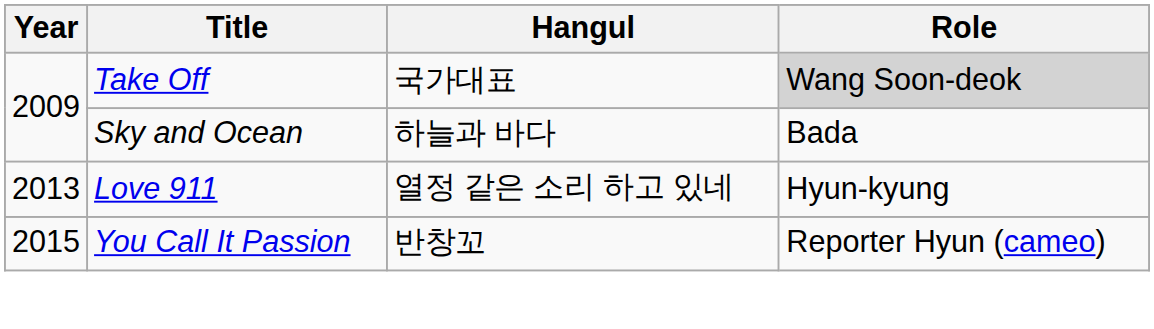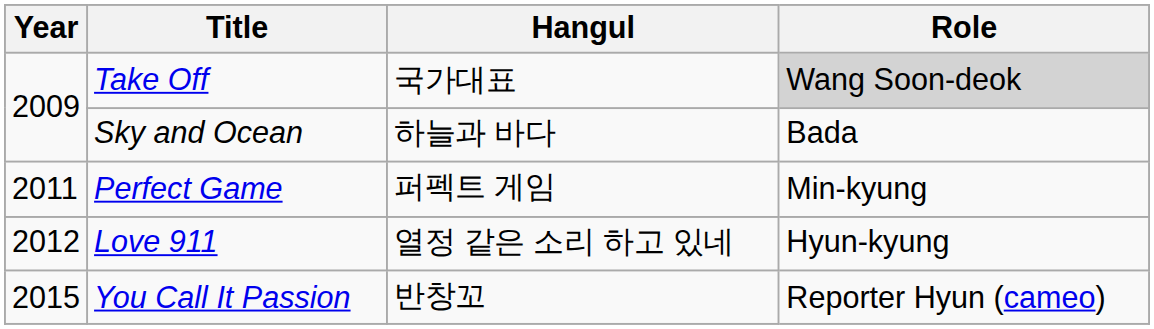+ row: (188, 188)
(46, 188) 2013 -> (46, 242) 2012
